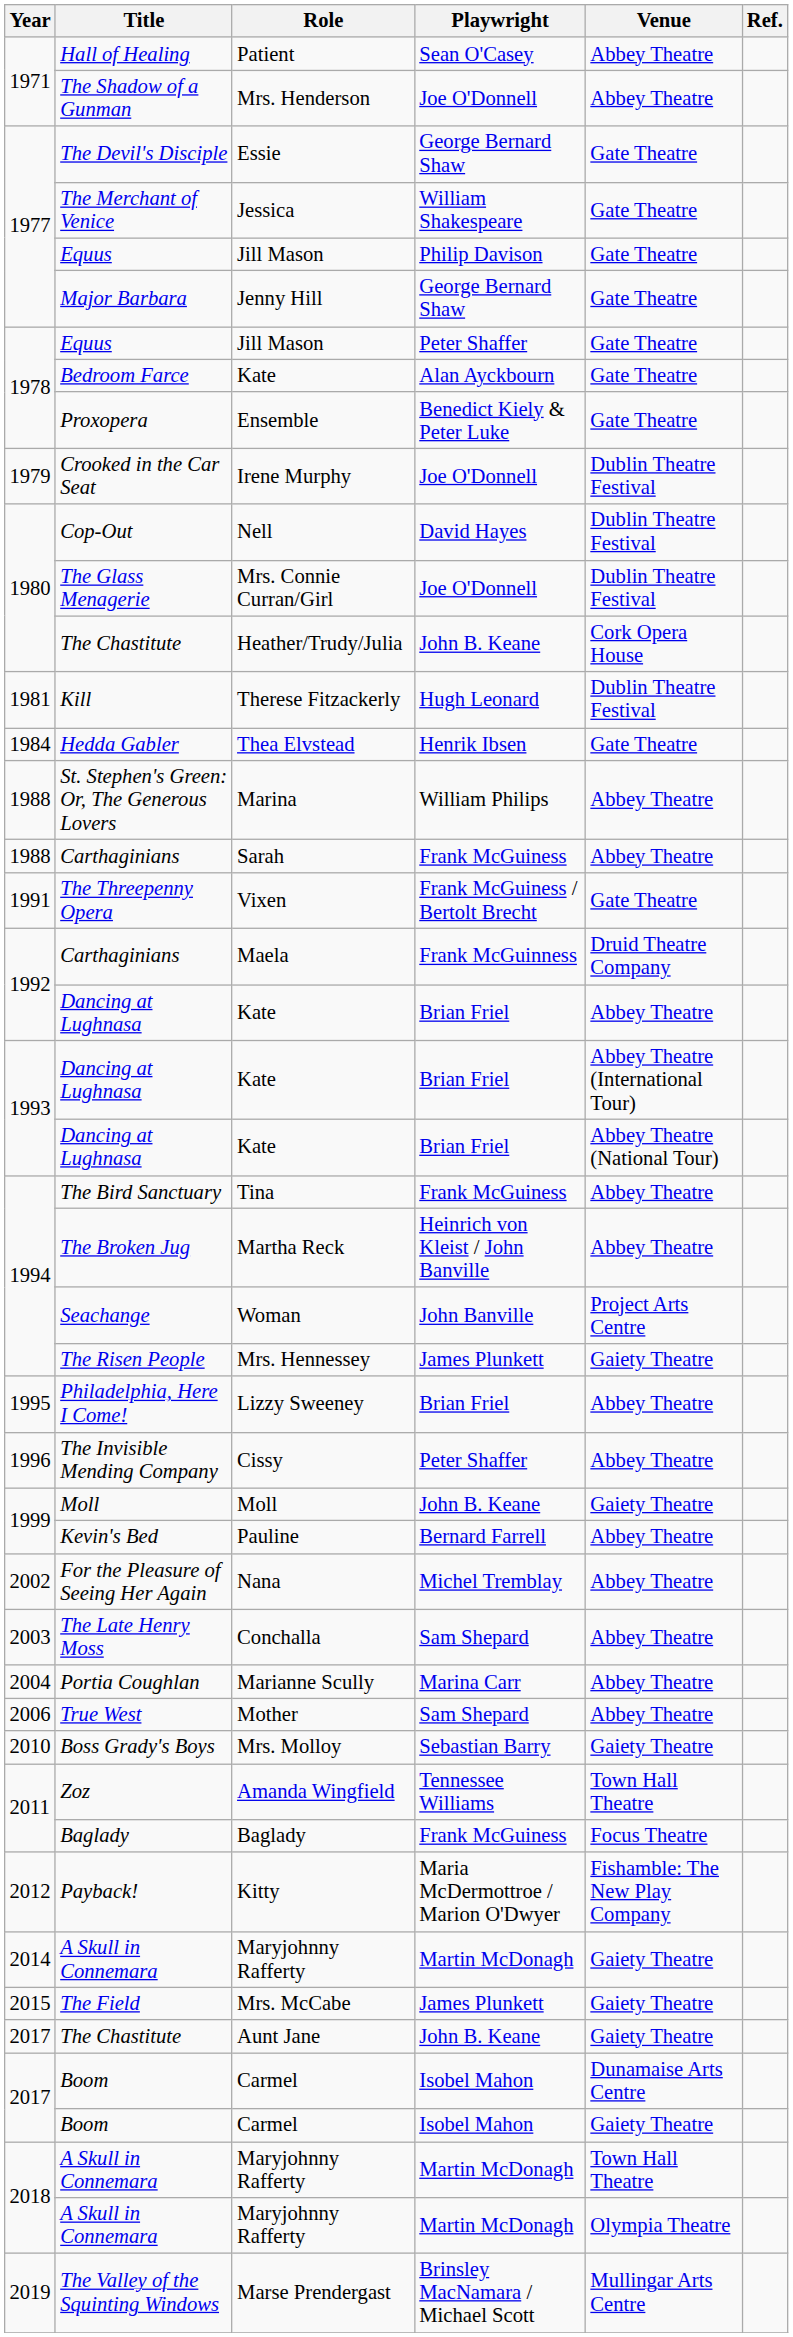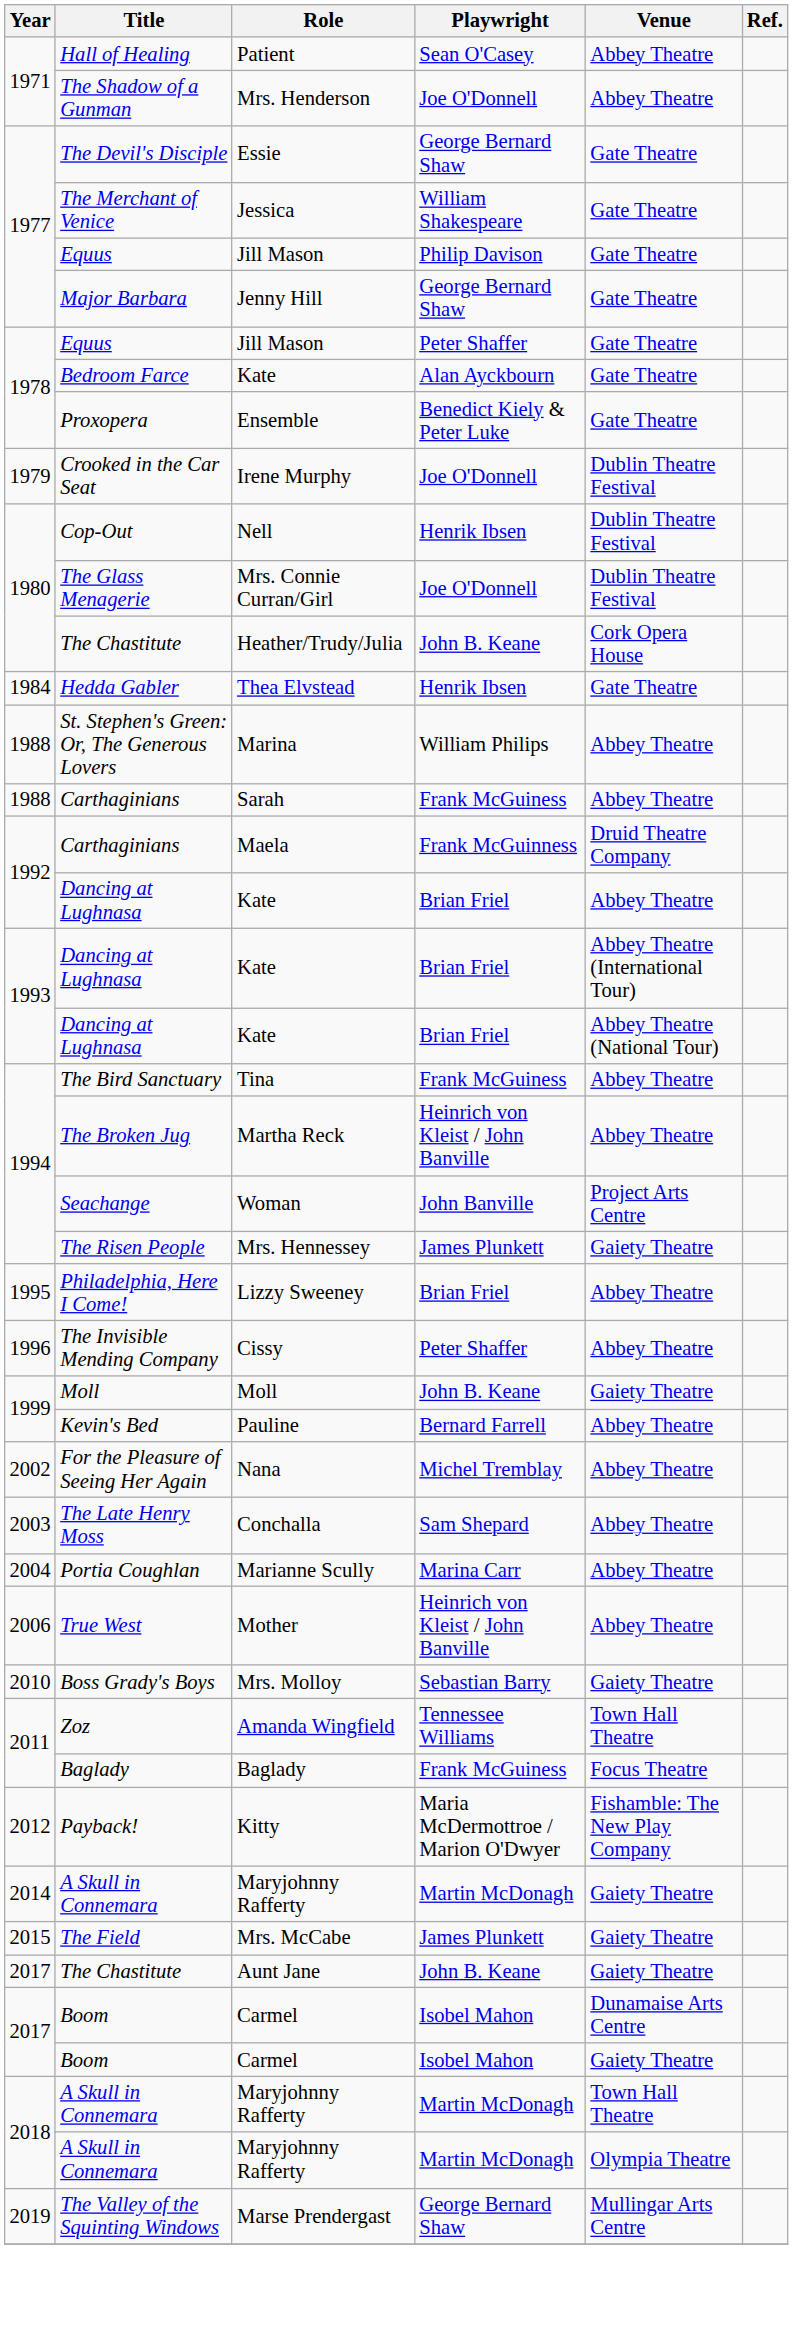(473, 531) David Hayes -> (473, 531) Henrik Ibsen
- row: (30, 699)
- row: (30, 900)
(474, 1714) Sam Shepard -> (473, 1625) Heinrich von Kleist / John Banville
(477, 2292) Brinsley MacNamara / Michael Scott -> (485, 2215) George Bernard Shaw
